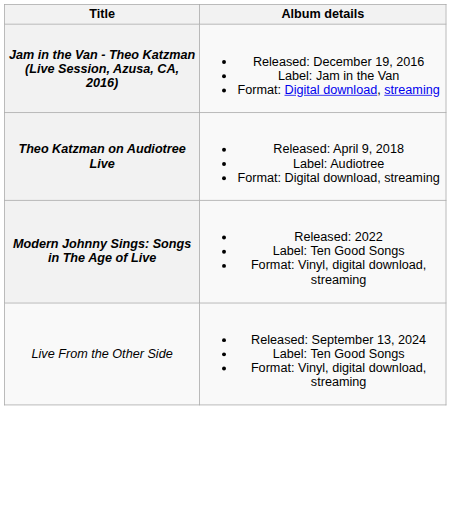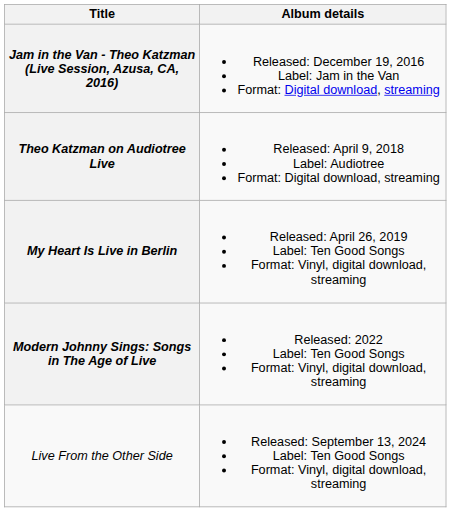+ row: (102, 251)
